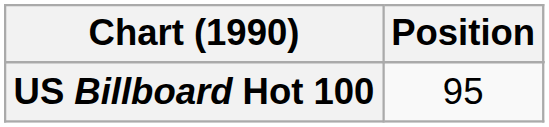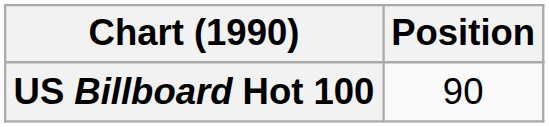(463, 91) 95 -> (463, 91) 90
